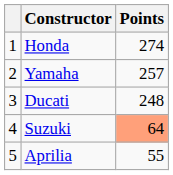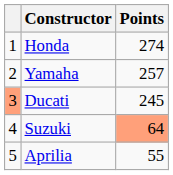(13, 101) no background -> (13, 101) lightsalmon background
(152, 101) 248 -> (152, 101) 245
